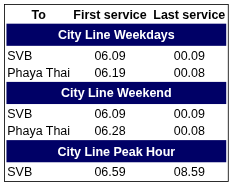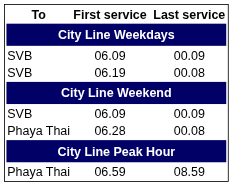(39, 72) Phaya Thai -> (20, 72) SVB
(20, 172) SVB -> (39, 172) Phaya Thai
